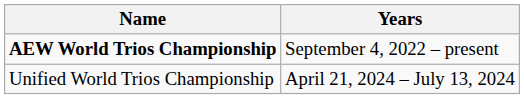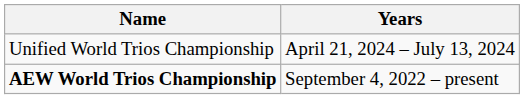rows swapped: (143, 49) <-> (141, 78)
